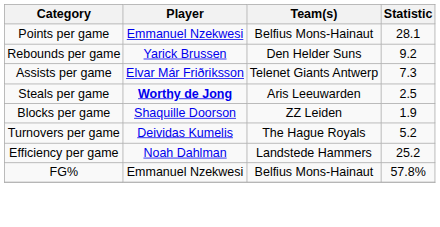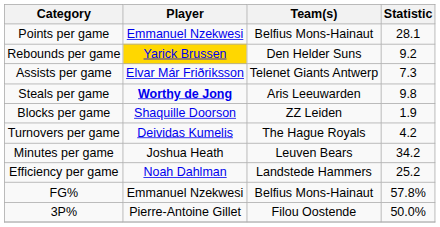(185, 53) no background -> (185, 53) gold background
(408, 93) 2.5 -> (408, 93) 9.8
(408, 133) 5.2 -> (408, 133) 4.2
+ row: (64, 152)
+ row: (64, 212)
